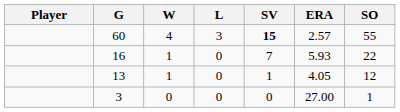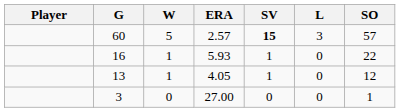columns swapped: (219, 14) <-> (319, 14)
(169, 35) 4 -> (169, 35) 5
(370, 35) 55 -> (370, 35) 57
(269, 55) 7 -> (269, 55) 1
